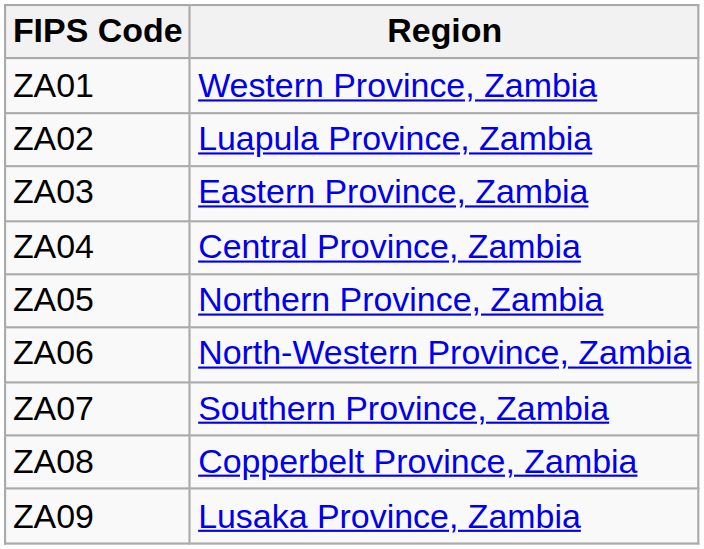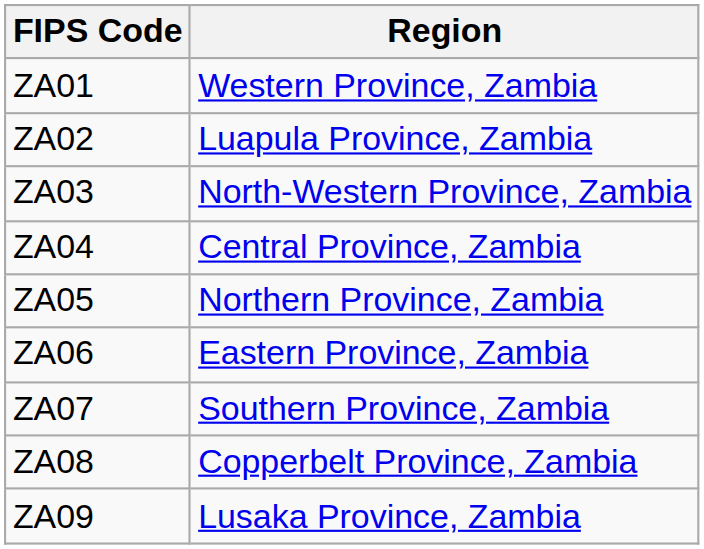(393, 192) Eastern Province, Zambia -> (445, 192) North-Western Province, Zambia
(445, 354) North-Western Province, Zambia -> (393, 354) Eastern Province, Zambia
